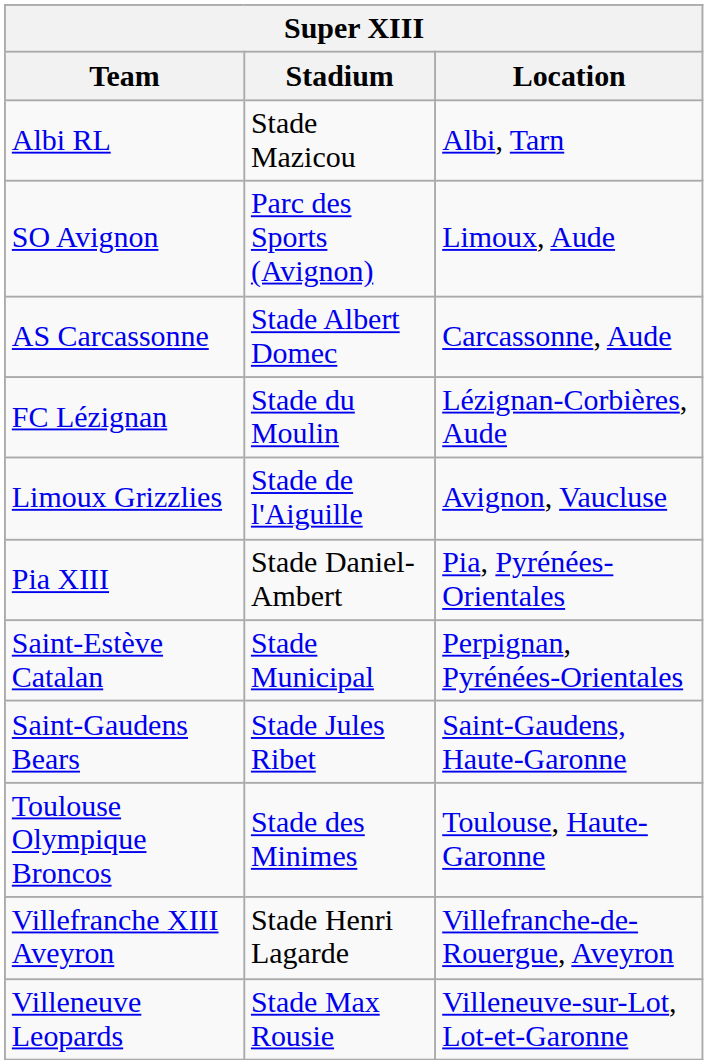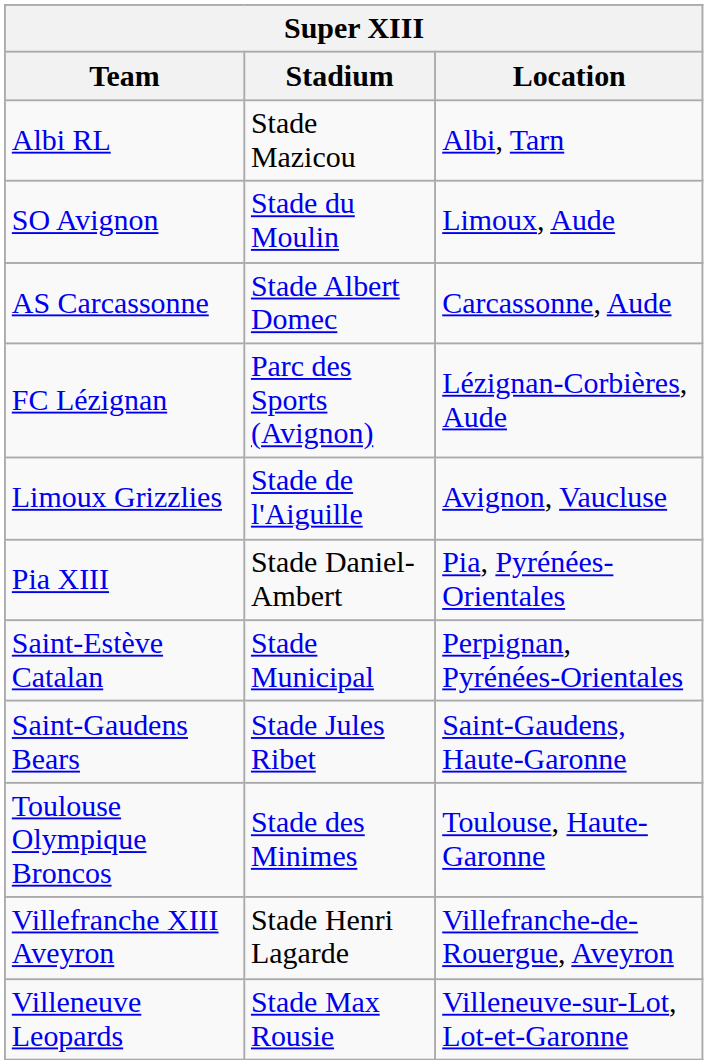(312, 237) Parc des Sports (Avignon) -> (303, 221) Stade du Moulin
(303, 416) Stade du Moulin -> (312, 400) Parc des Sports (Avignon)
